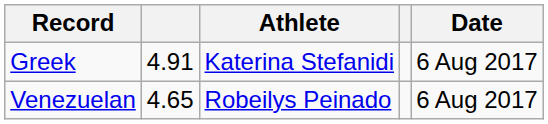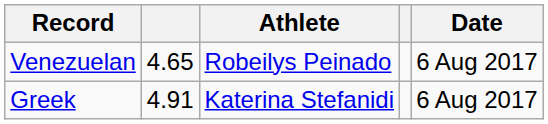rows swapped: (43, 61) <-> (73, 99)
